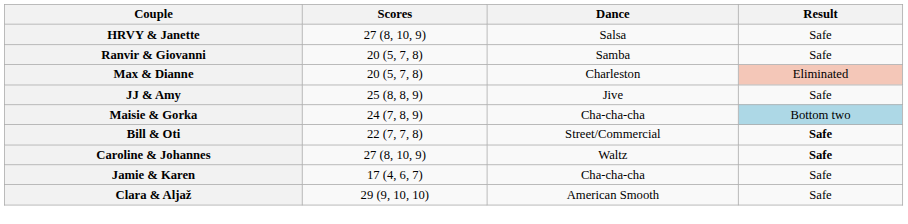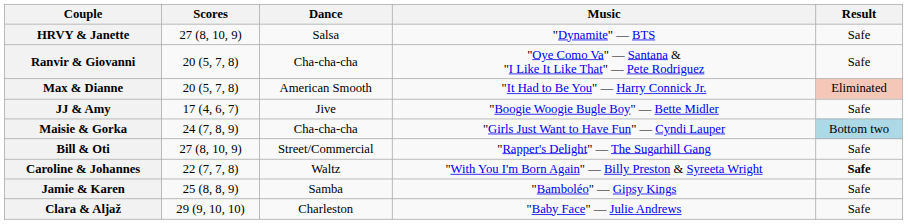+ column: (604, 14)
(613, 54) Samba -> (326, 61) Cha-cha-cha
(613, 74) Charleston -> (326, 88) American Smooth
(395, 94) 25 (8, 8, 9) -> (211, 108) 17 (4, 6, 7)
(395, 134) 22 (7, 7, 8) -> (211, 149) 27 (8, 10, 9)
(820, 134) bold -> (859, 149) normal
(395, 154) 27 (8, 10, 9) -> (211, 169) 22 (7, 7, 8)
(395, 174) 17 (4, 6, 7) -> (211, 189) 25 (8, 8, 9)
(613, 174) Cha-cha-cha -> (326, 189) Samba
(613, 194) American Smooth -> (326, 209) Charleston
